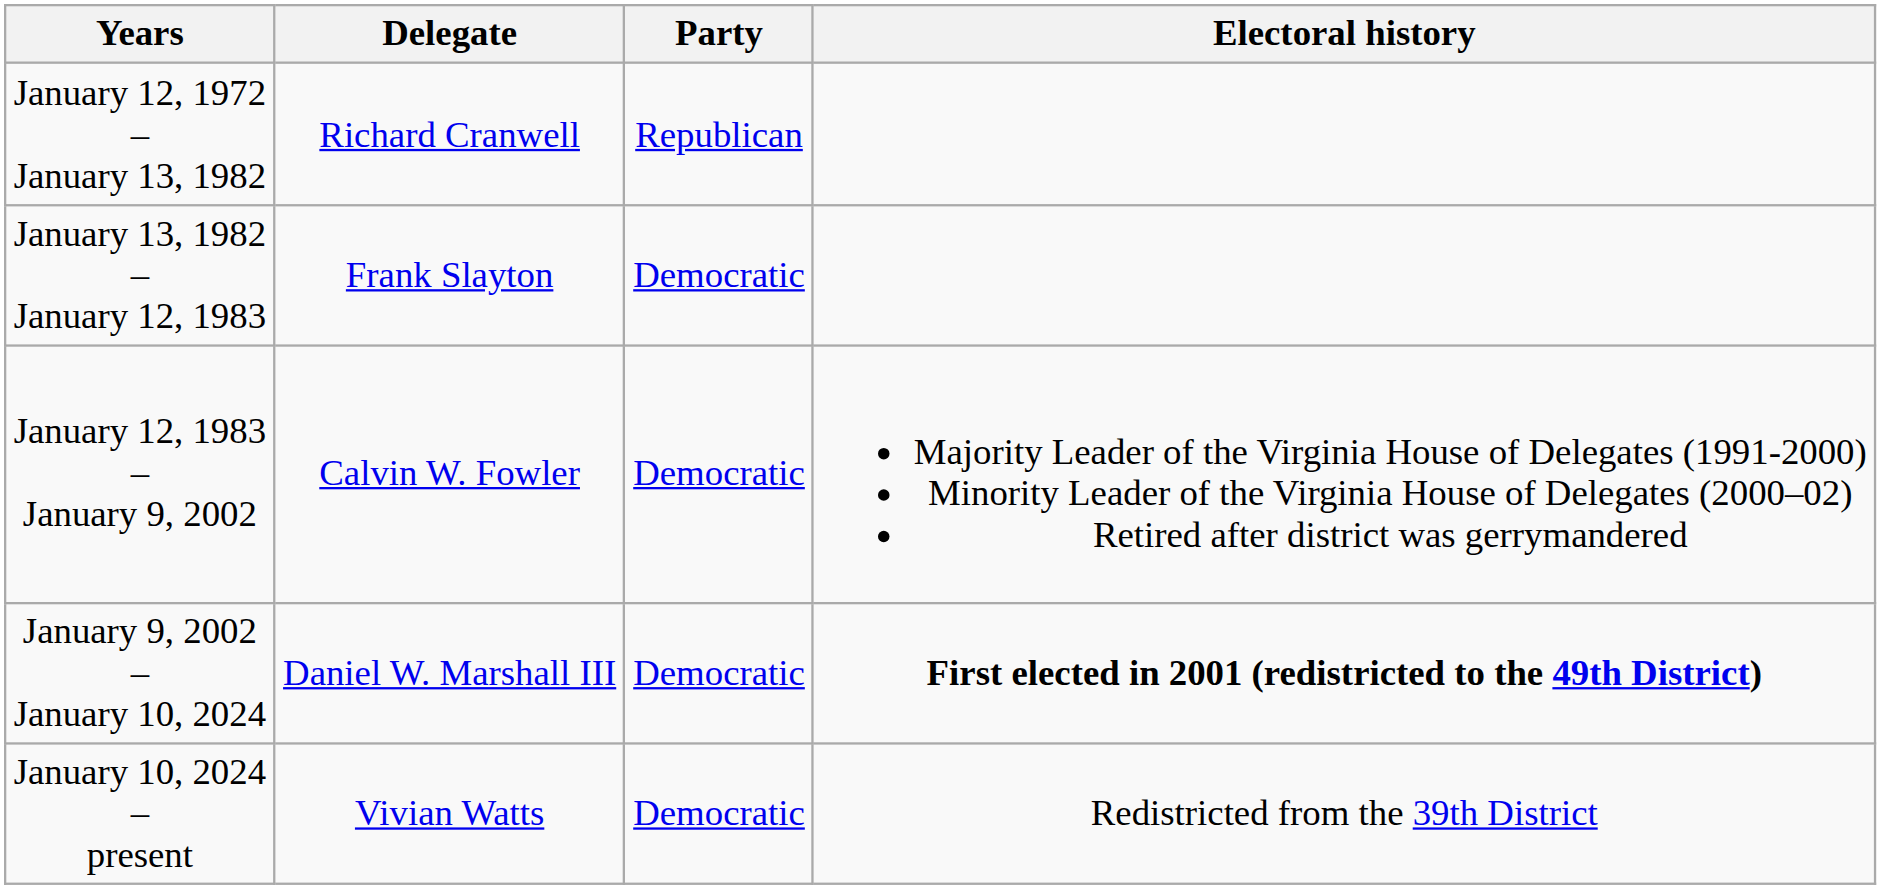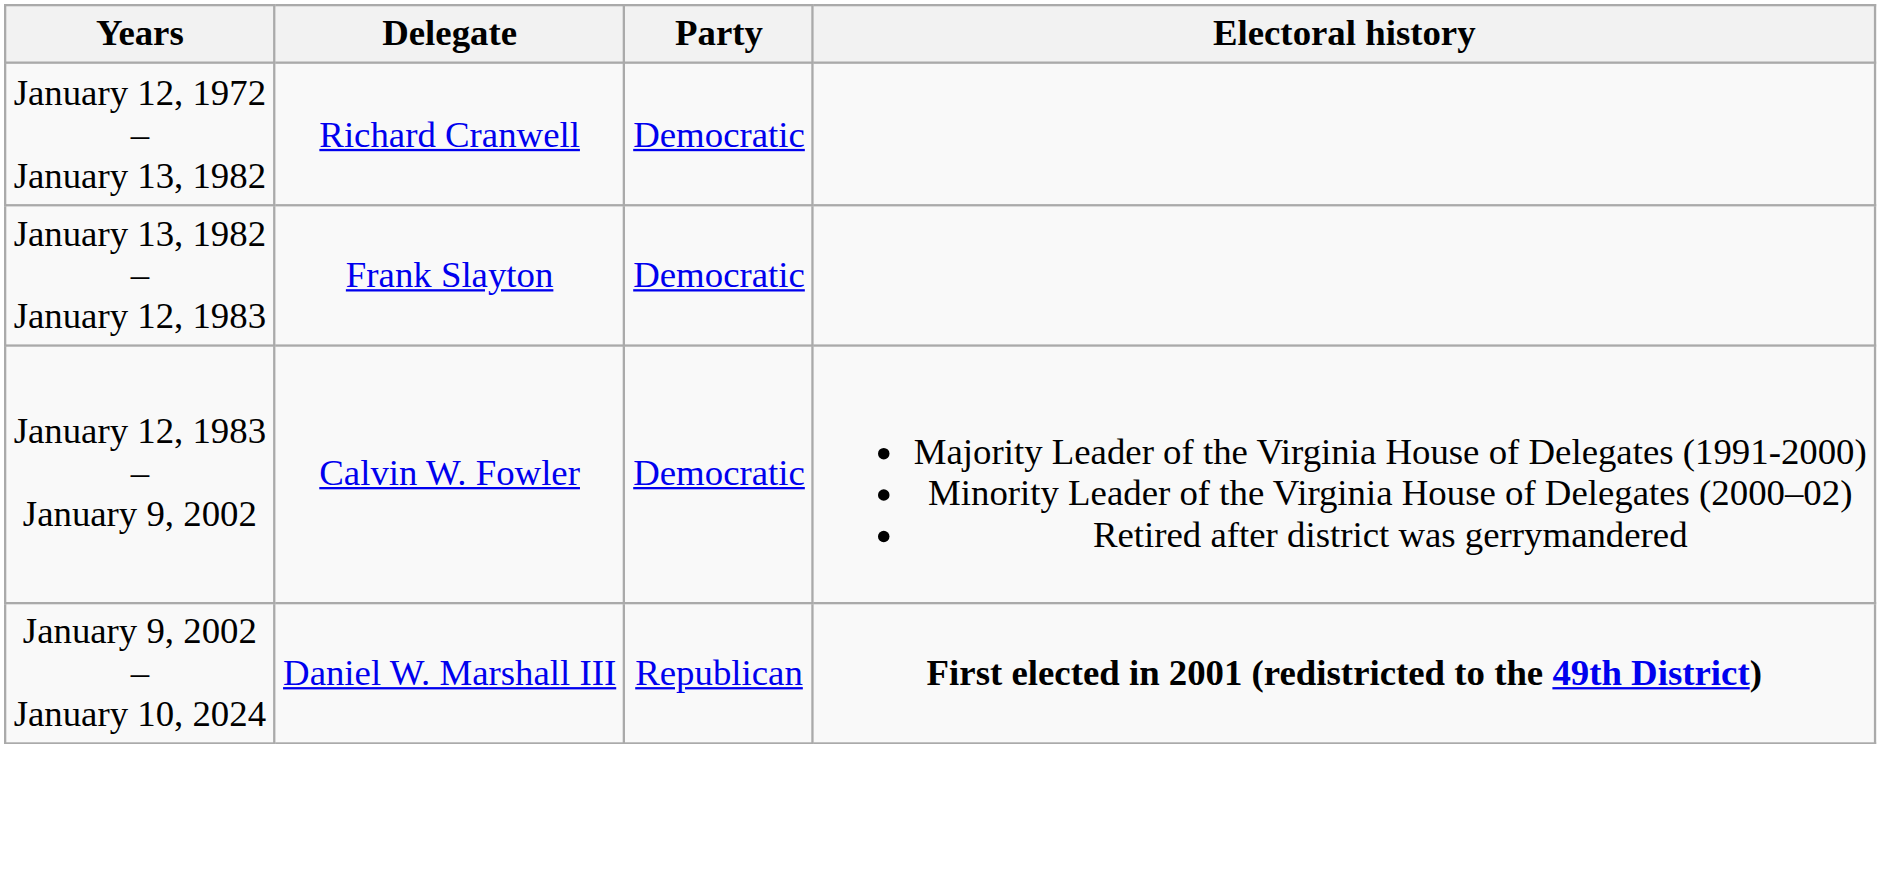(719, 133) Republican -> (719, 133) Democratic
(719, 671) Democratic -> (719, 671) Republican
- row: (140, 813)
